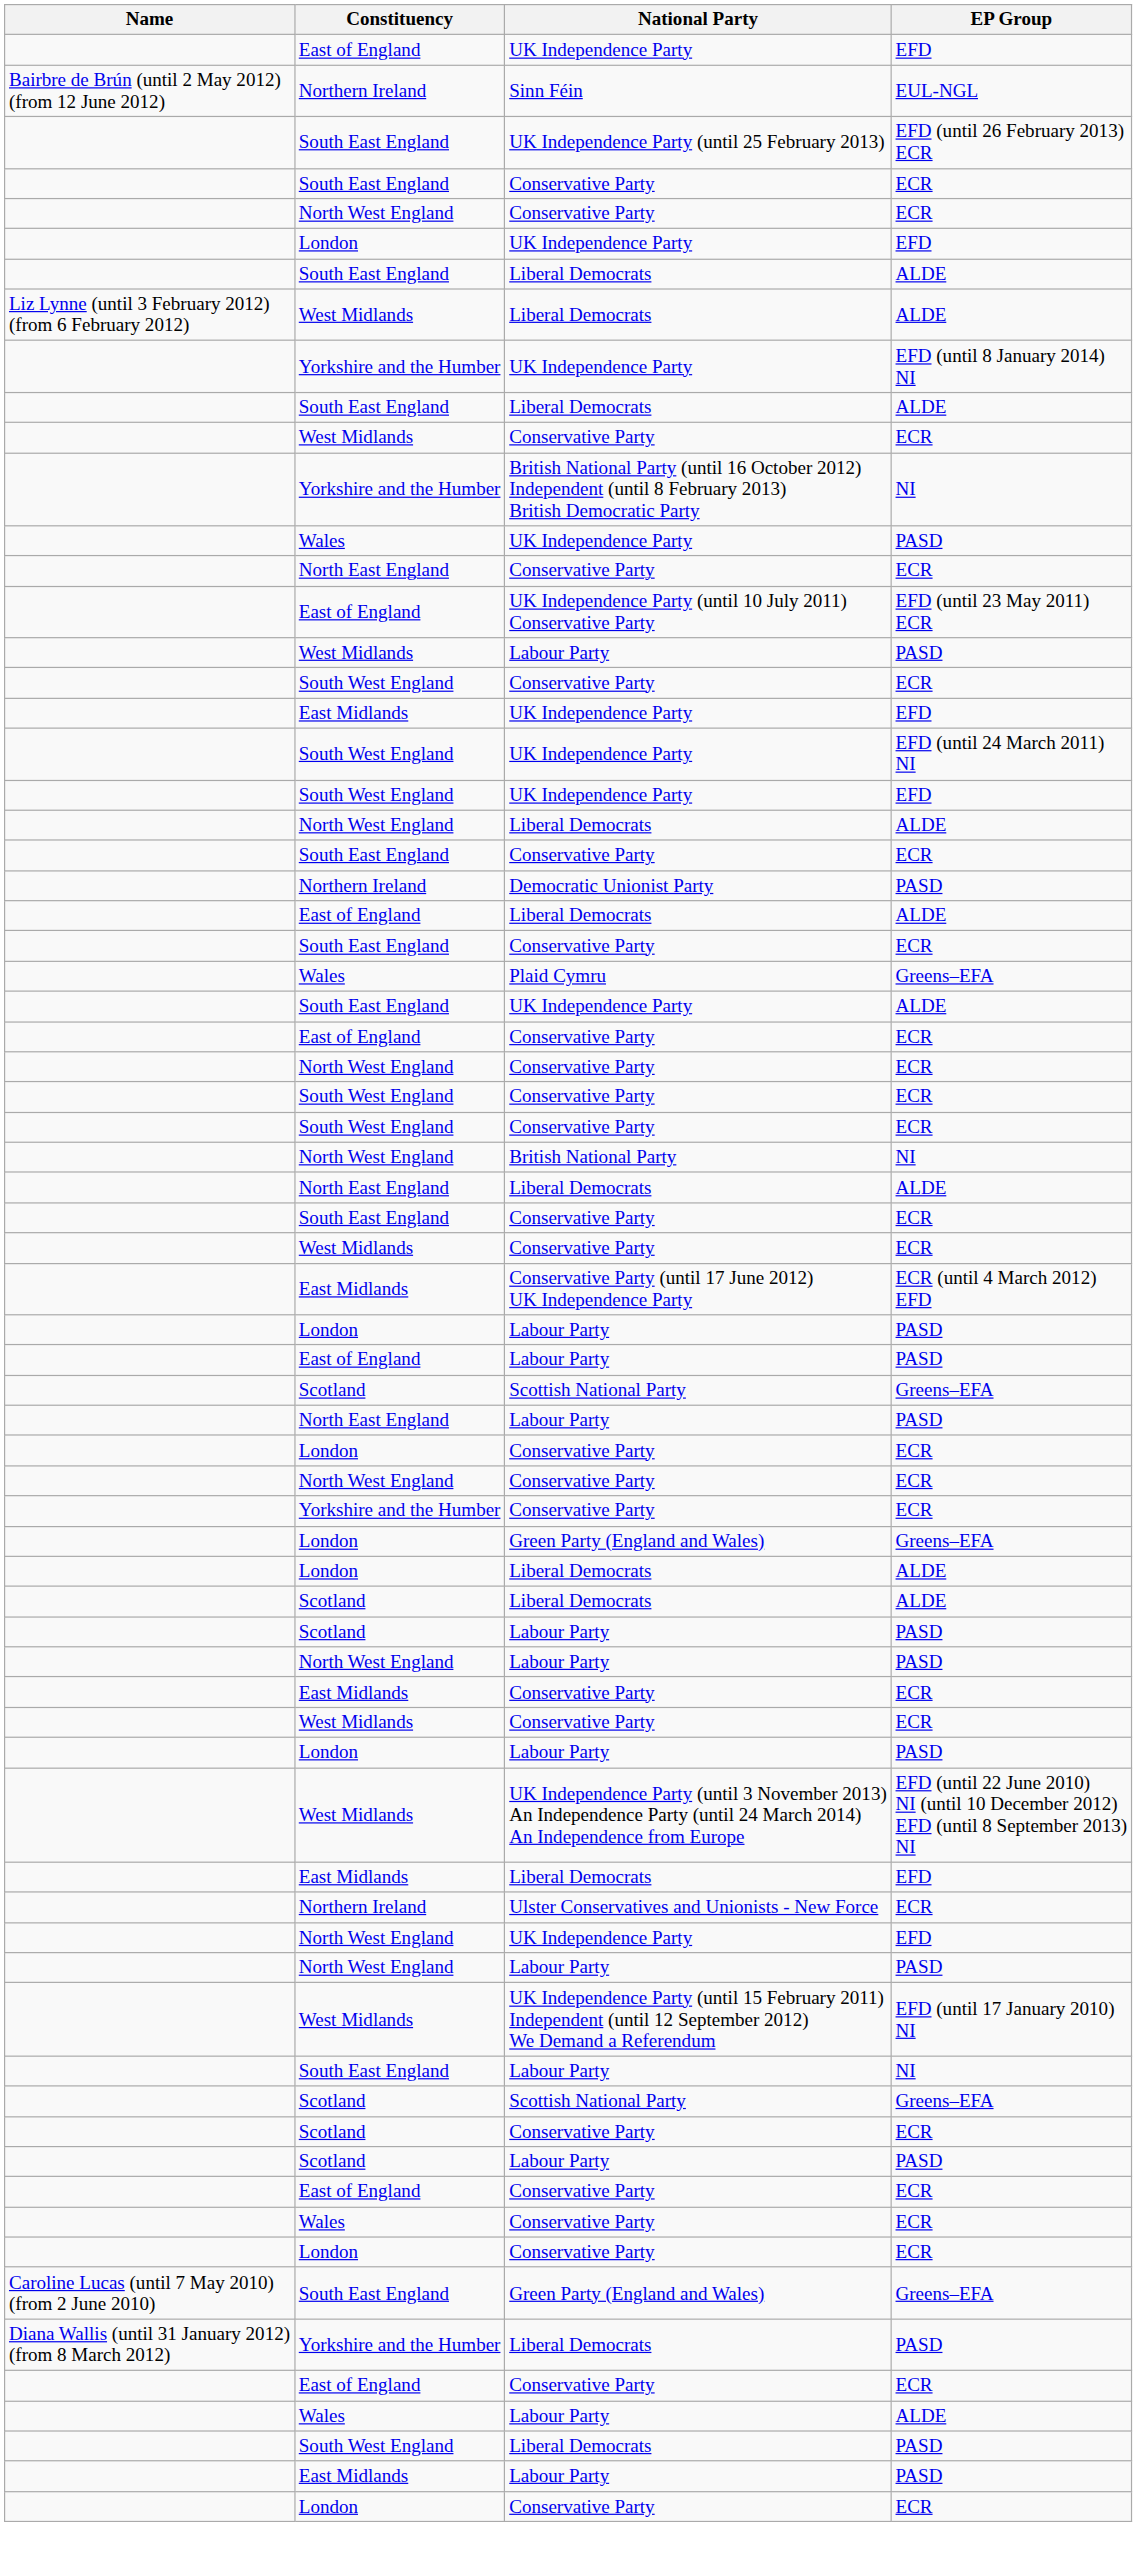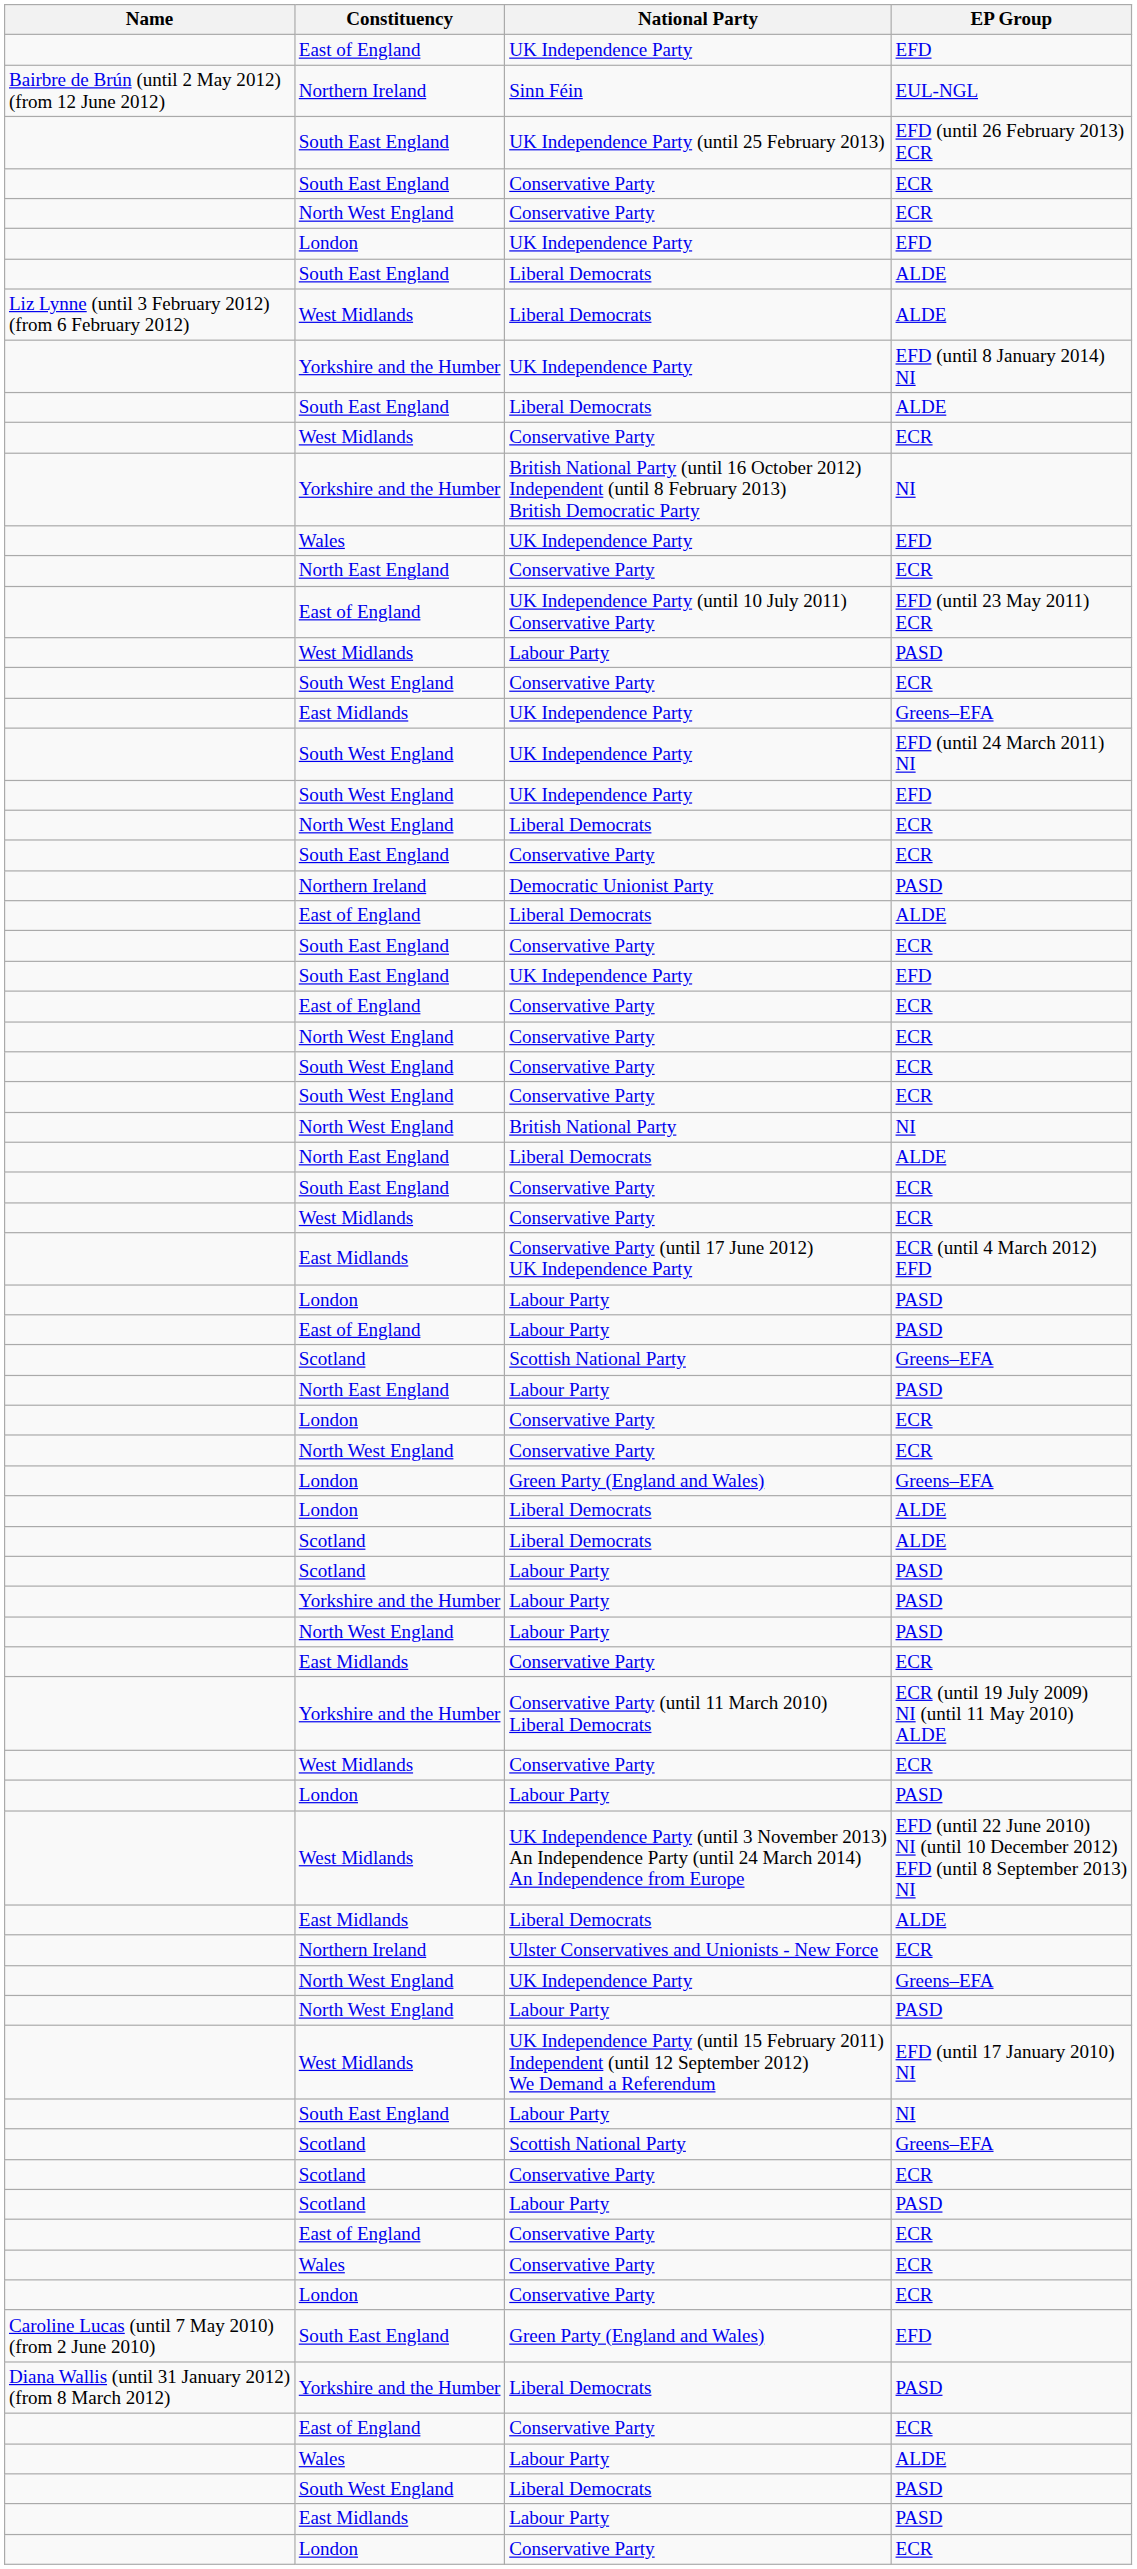(919, 540) PASD -> (914, 540) EFD
(914, 713) EFD -> (945, 713) Greens–EFA
(921, 825) ALDE -> (914, 825) ECR
- row: (322, 976)
(921, 1006) ALDE -> (914, 976) EFD
- row: (400, 1510)
+ row: (400, 1601)
+ row: (400, 1713)
(914, 1877) EFD -> (921, 1919) ALDE
(914, 1937) EFD -> (945, 1980) Greens–EFA
(945, 2292) Greens–EFA -> (914, 2335) EFD
